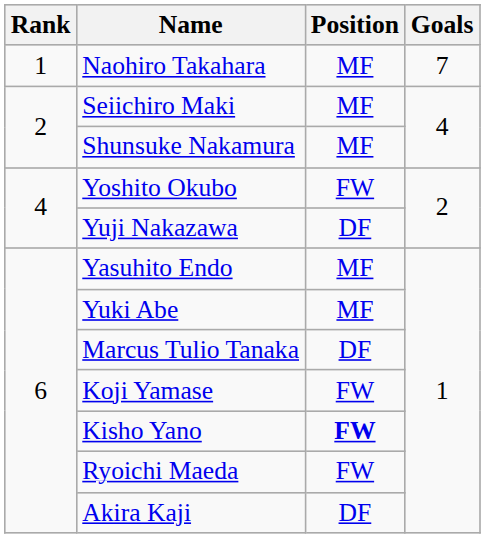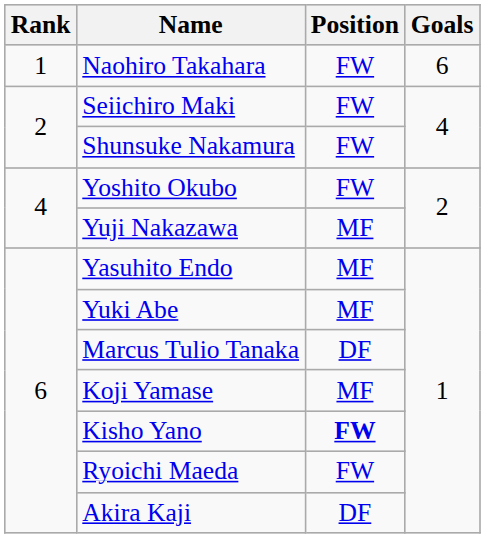(355, 65) MF -> (355, 65) FW
(442, 65) 7 -> (442, 65) 6
(355, 106) MF -> (355, 106) FW
(355, 146) MF -> (355, 146) FW
(355, 227) DF -> (355, 227) MF
(355, 390) FW -> (355, 390) MF
